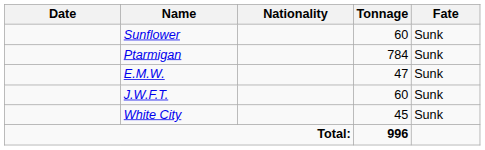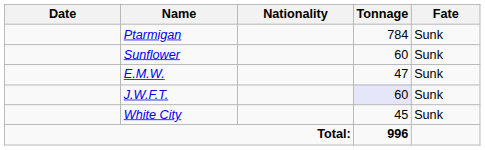rows swapped: (153, 54) <-> (152, 34)
(401, 94) no background -> (401, 94) lavender background
